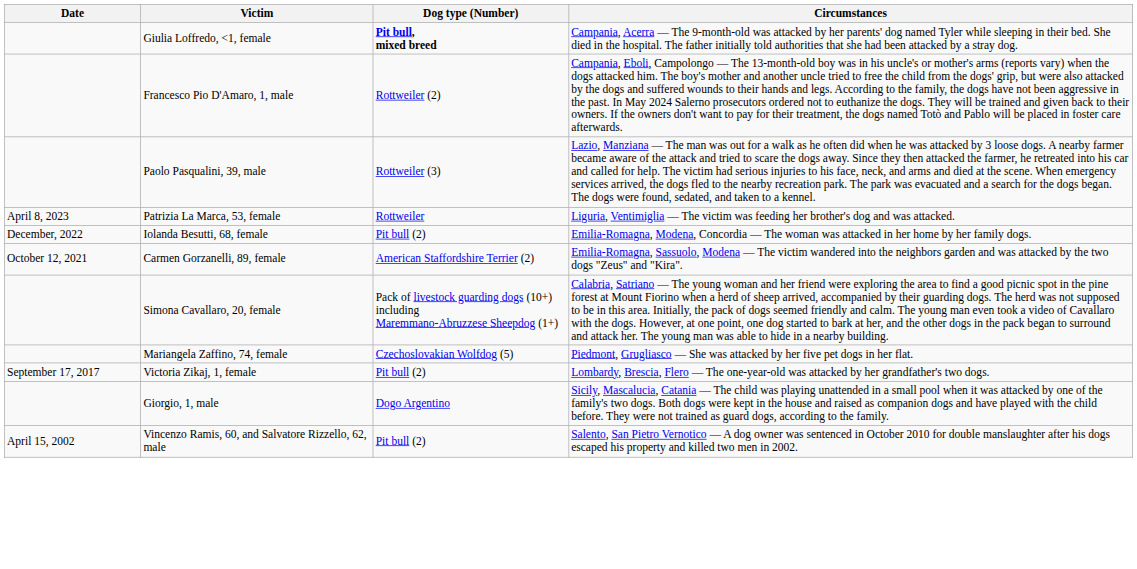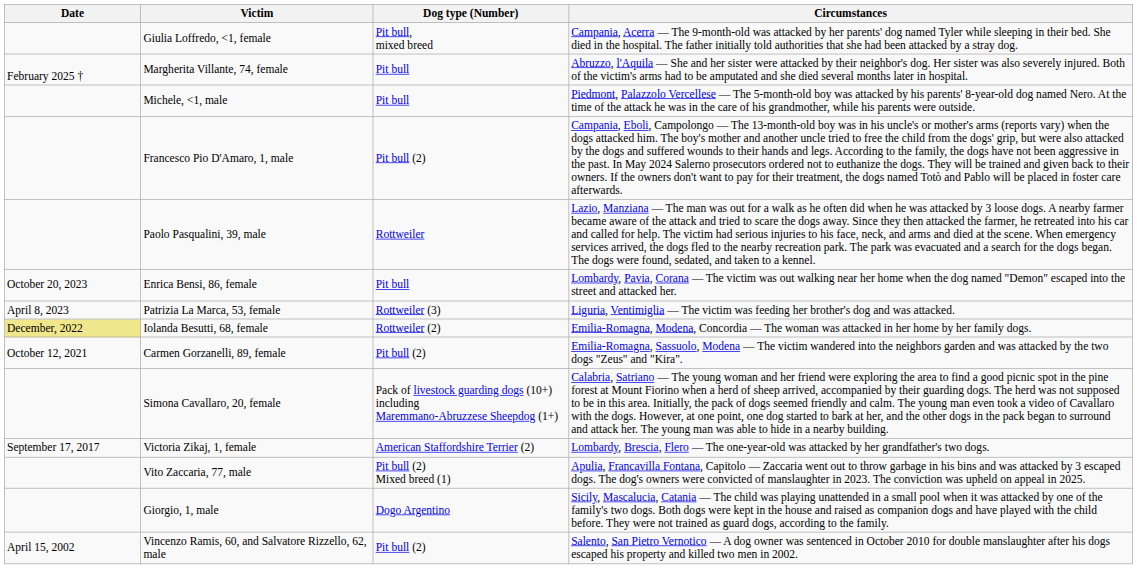(406, 38) bold -> (404, 38) normal
+ row: (216, 69)
+ row: (185, 100)
(408, 95) Rottweiler (2) -> (401, 157) Pit bull (2)
(408, 172) Rottweiler (3) -> (400, 234) Rottweiler
+ row: (200, 285)
(400, 216) Rottweiler -> (408, 310) Rottweiler (3)
(45, 234) no background -> (45, 328) khaki background
(401, 234) Pit bull (2) -> (408, 328) Rottweiler (2)
(455, 259) American Staffordshire Terrier (2) -> (401, 353) Pit bull (2)
- row: (215, 354)
(401, 372) Pit bull (2) -> (455, 447) American Staffordshire Terrier (2)
+ row: (197, 472)
